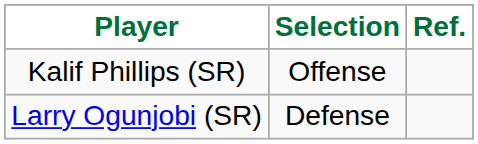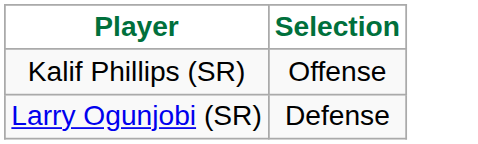- column: (440, 26)
